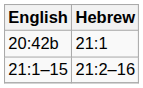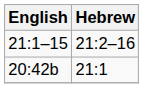rows swapped: (34, 43) <-> (38, 69)
